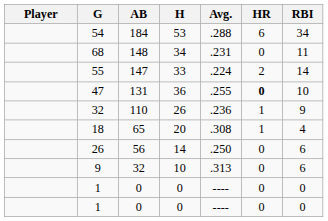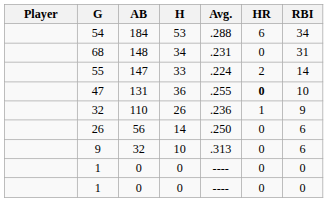(303, 52) 11 -> (303, 52) 31
- row: (98, 129)
